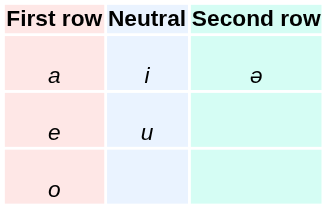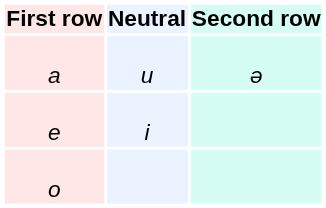(147, 75) i -> (147, 75) u
(147, 132) u -> (147, 132) i
